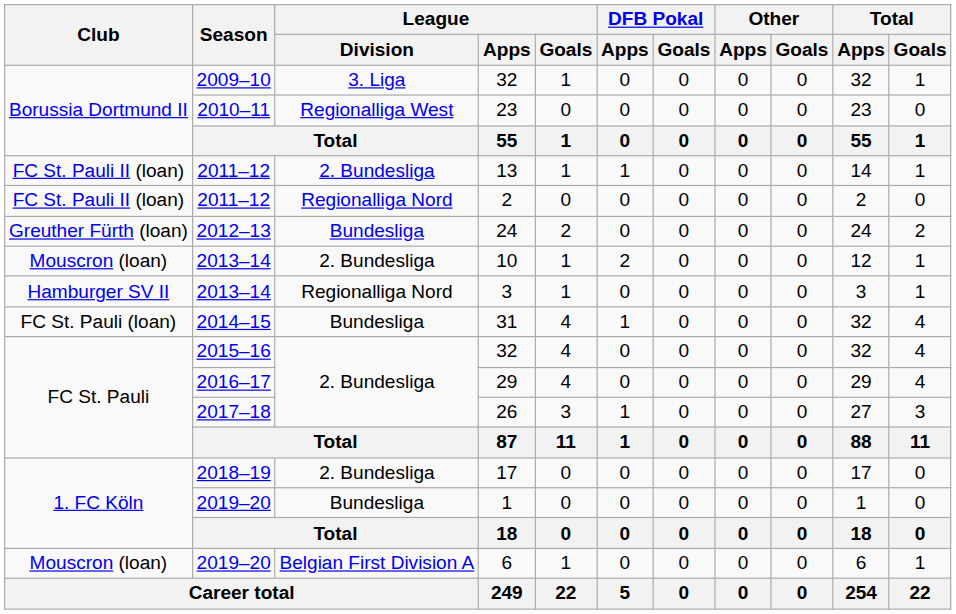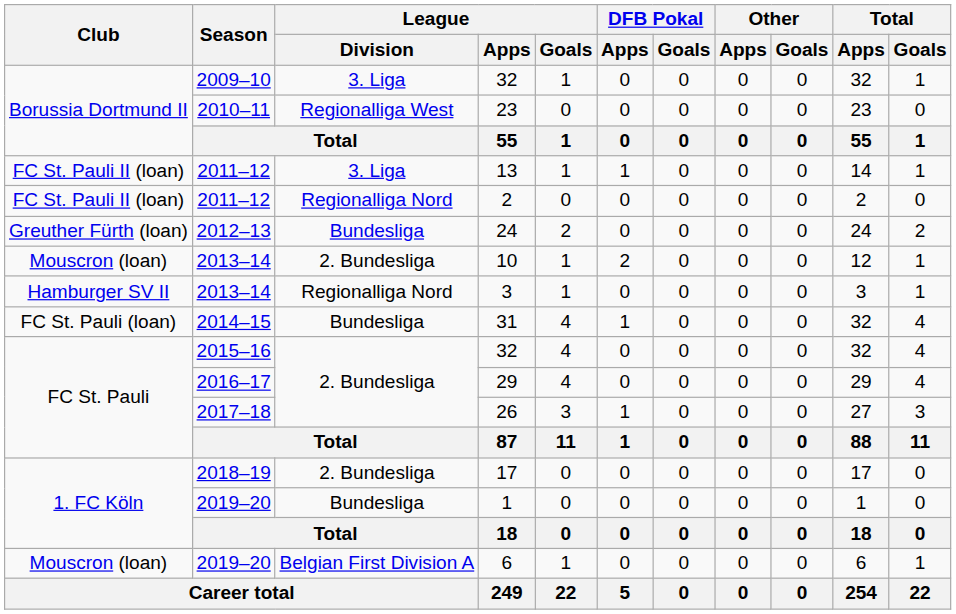(377, 170) 2. Bundesliga -> (377, 170) 3. Liga
